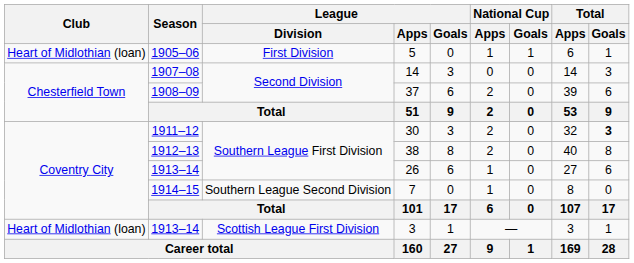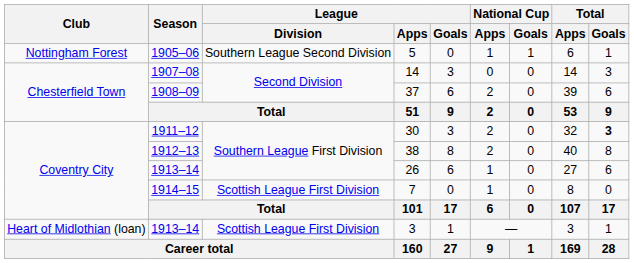(76, 53) Heart of Midlothian (loan) -> (76, 53) Nottingham Forest
(298, 53) First Division -> (298, 53) Southern League Second Division
(298, 190) Southern League Second Division -> (298, 190) Scottish League First Division
